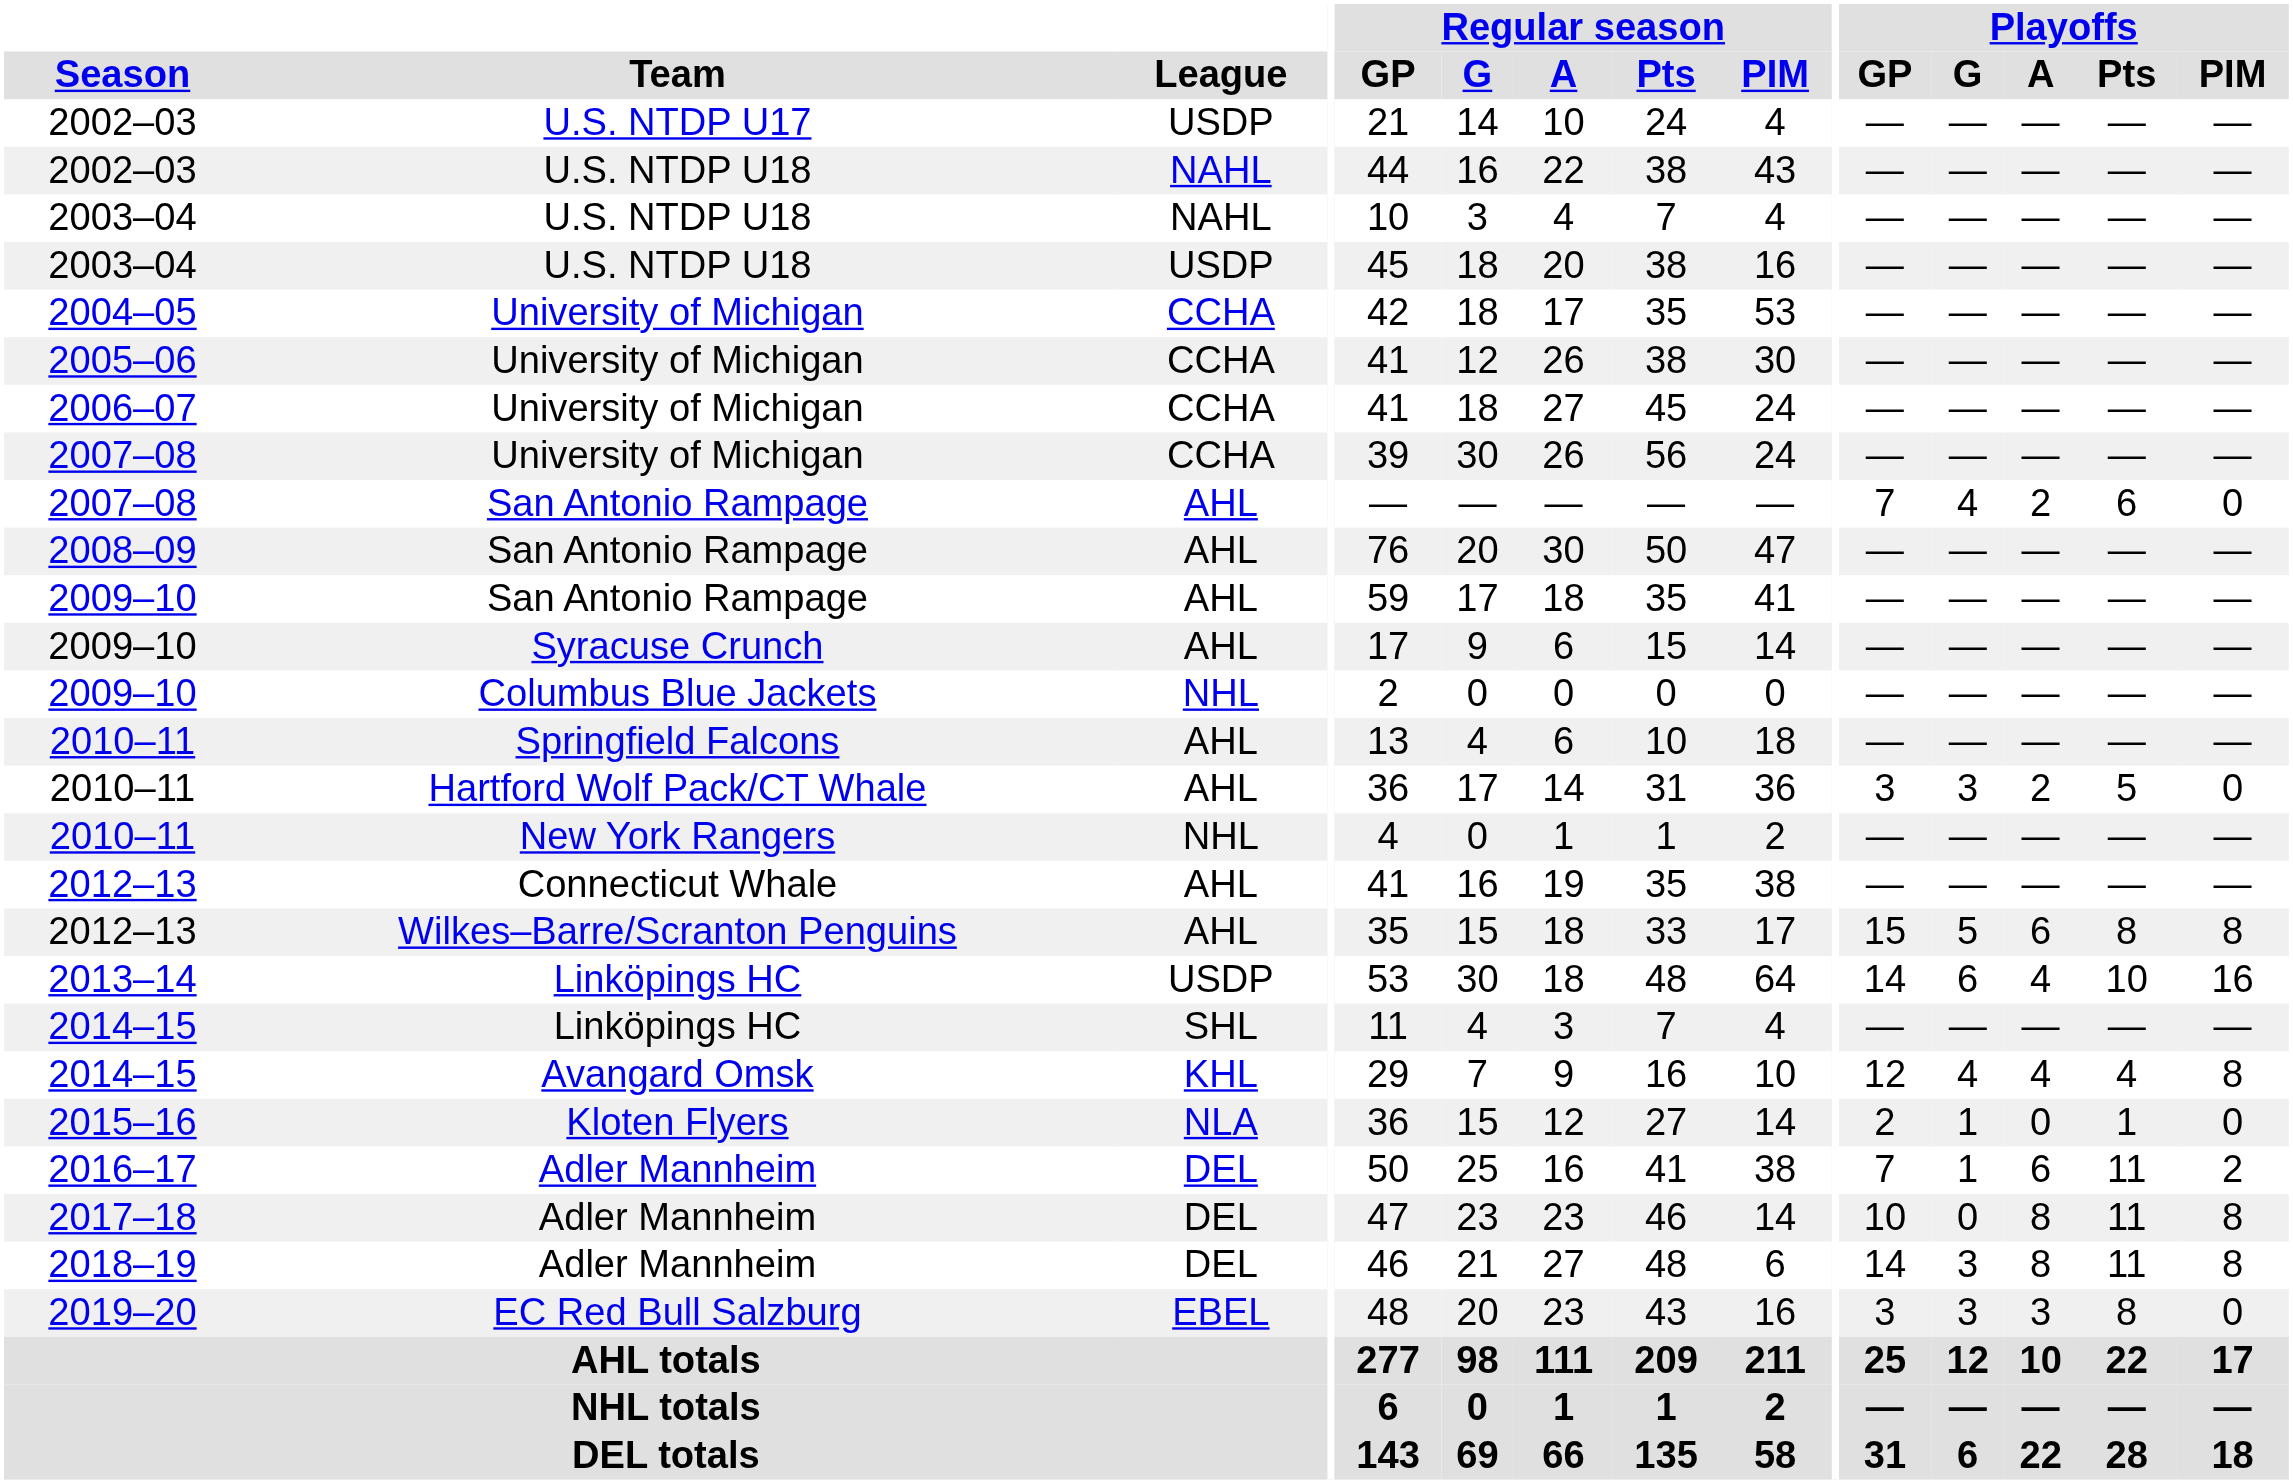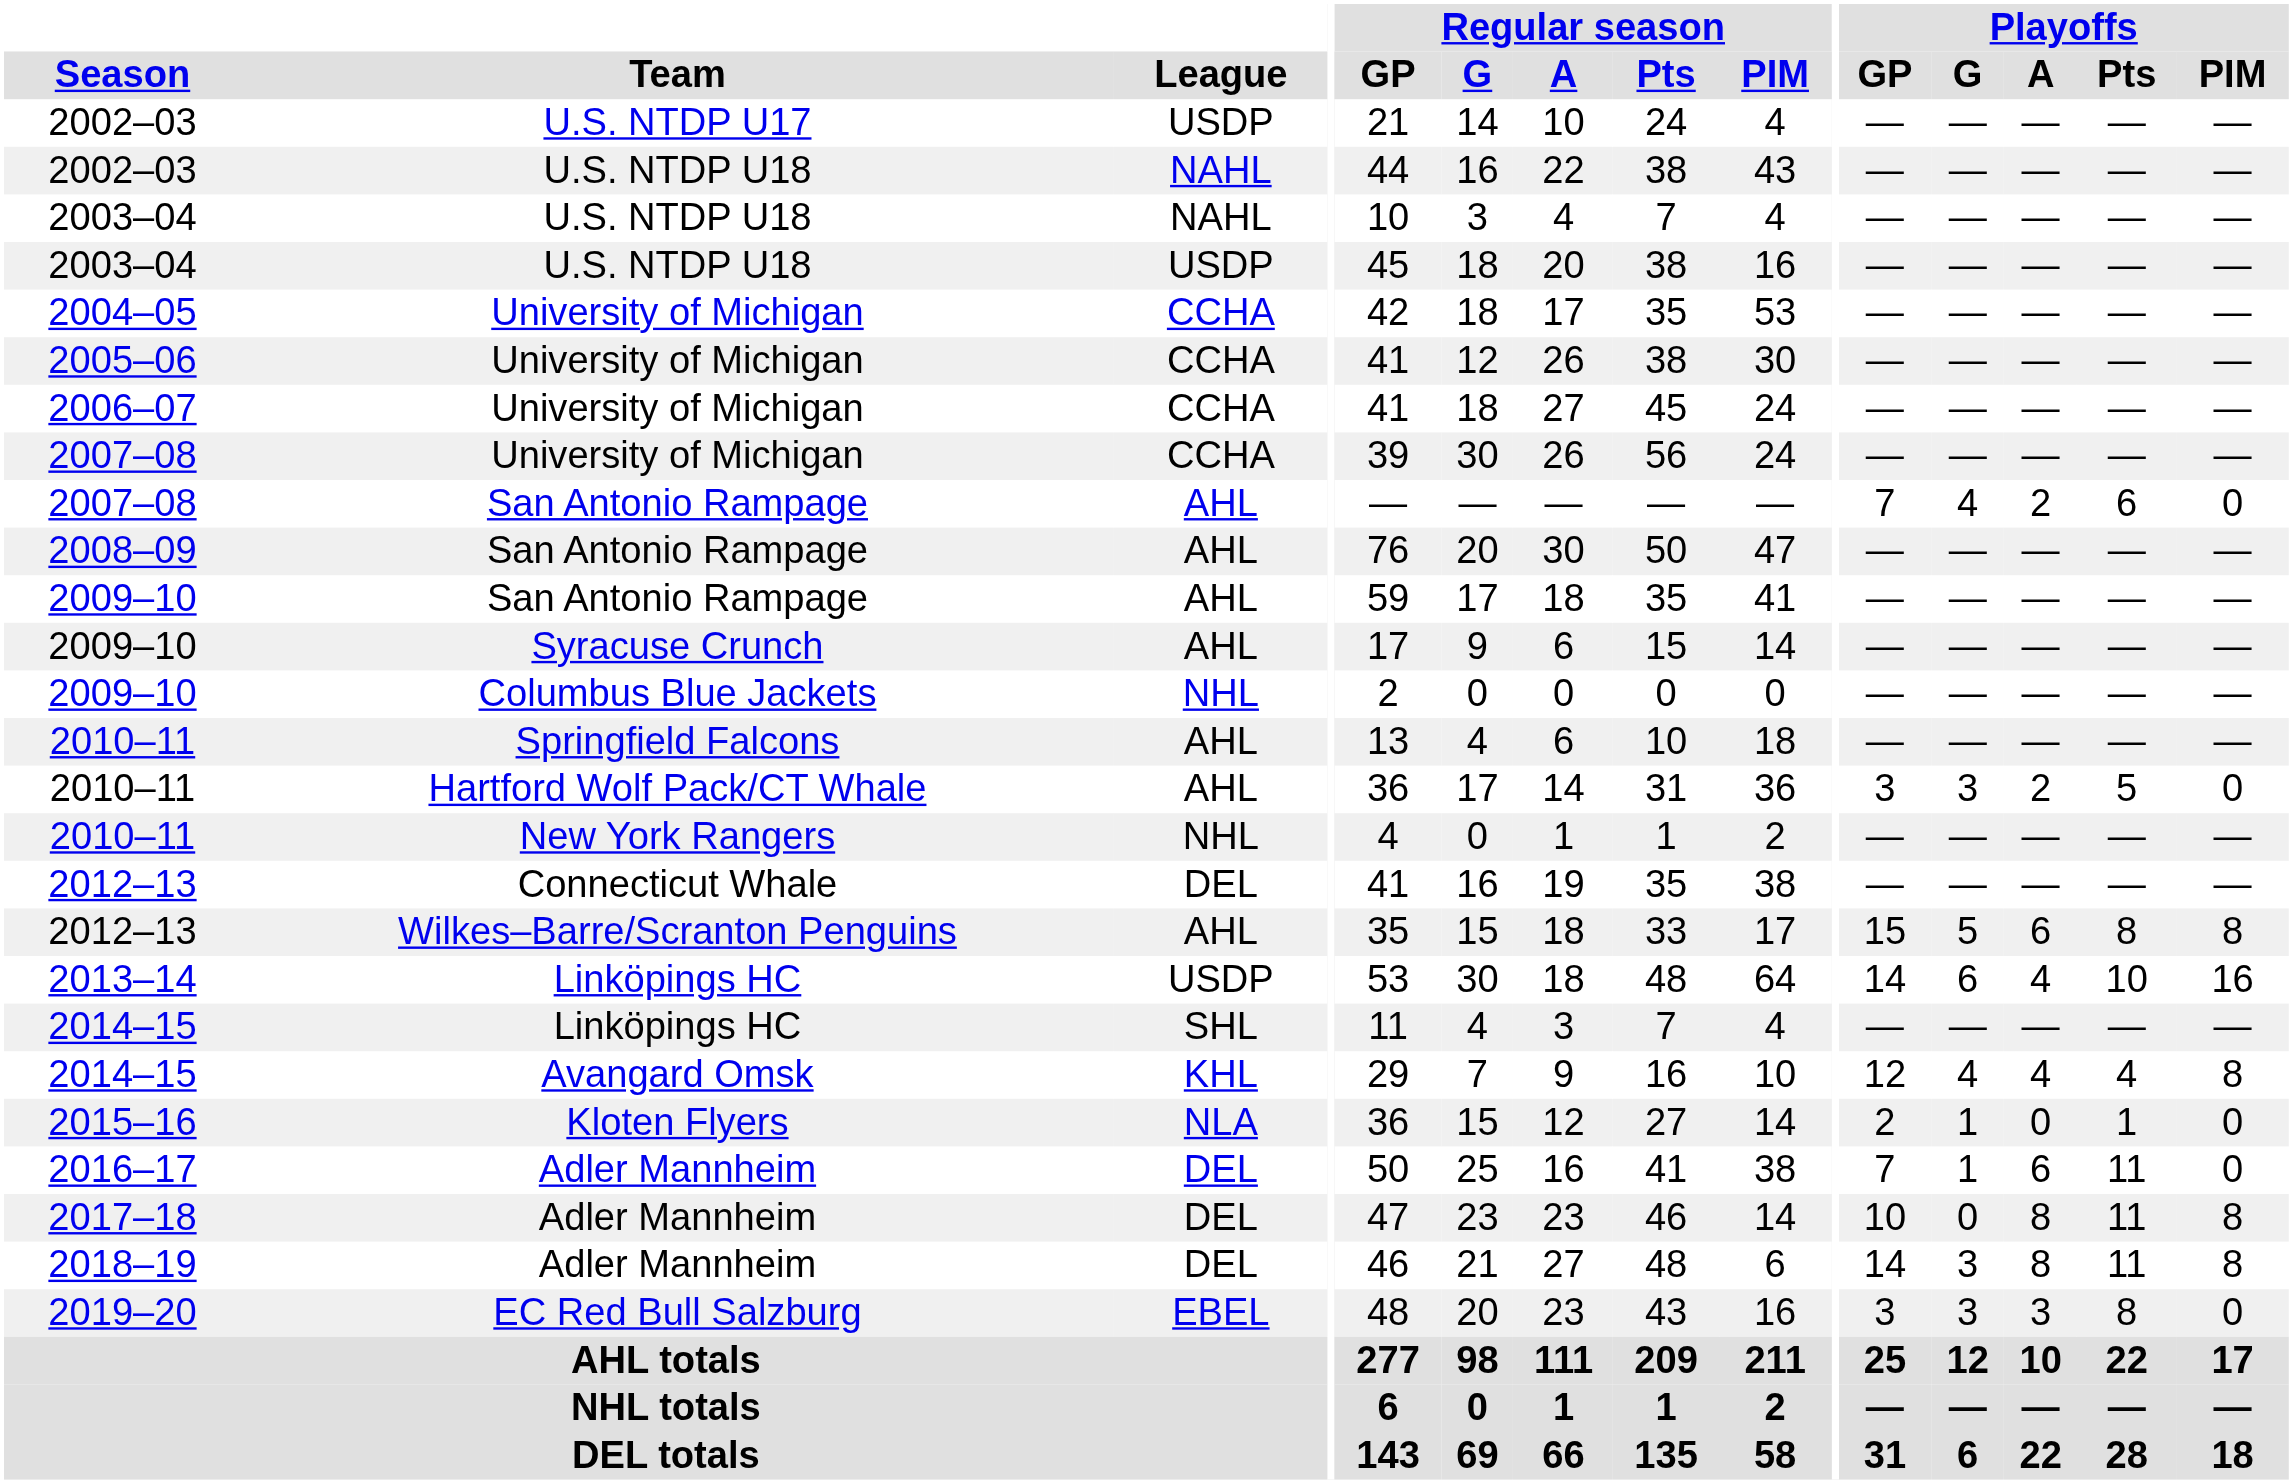(1221, 883) AHL -> (1221, 883) DEL
(2233, 1169) 2 -> (2233, 1169) 0
